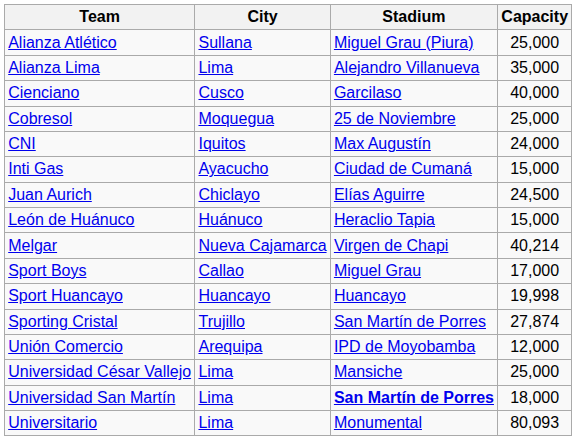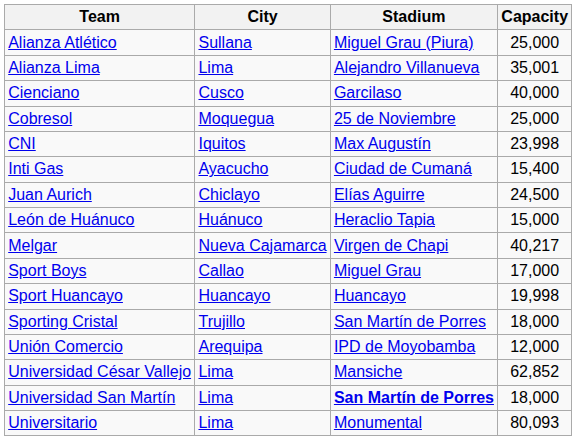(535, 67) 35,000 -> (535, 67) 35,001
(535, 144) 24,000 -> (535, 144) 23,998
(535, 169) 15,000 -> (535, 169) 15,400
(535, 245) 40,214 -> (535, 245) 40,217
(535, 321) 27,874 -> (535, 321) 18,000
(535, 372) 25,000 -> (535, 372) 62,852
